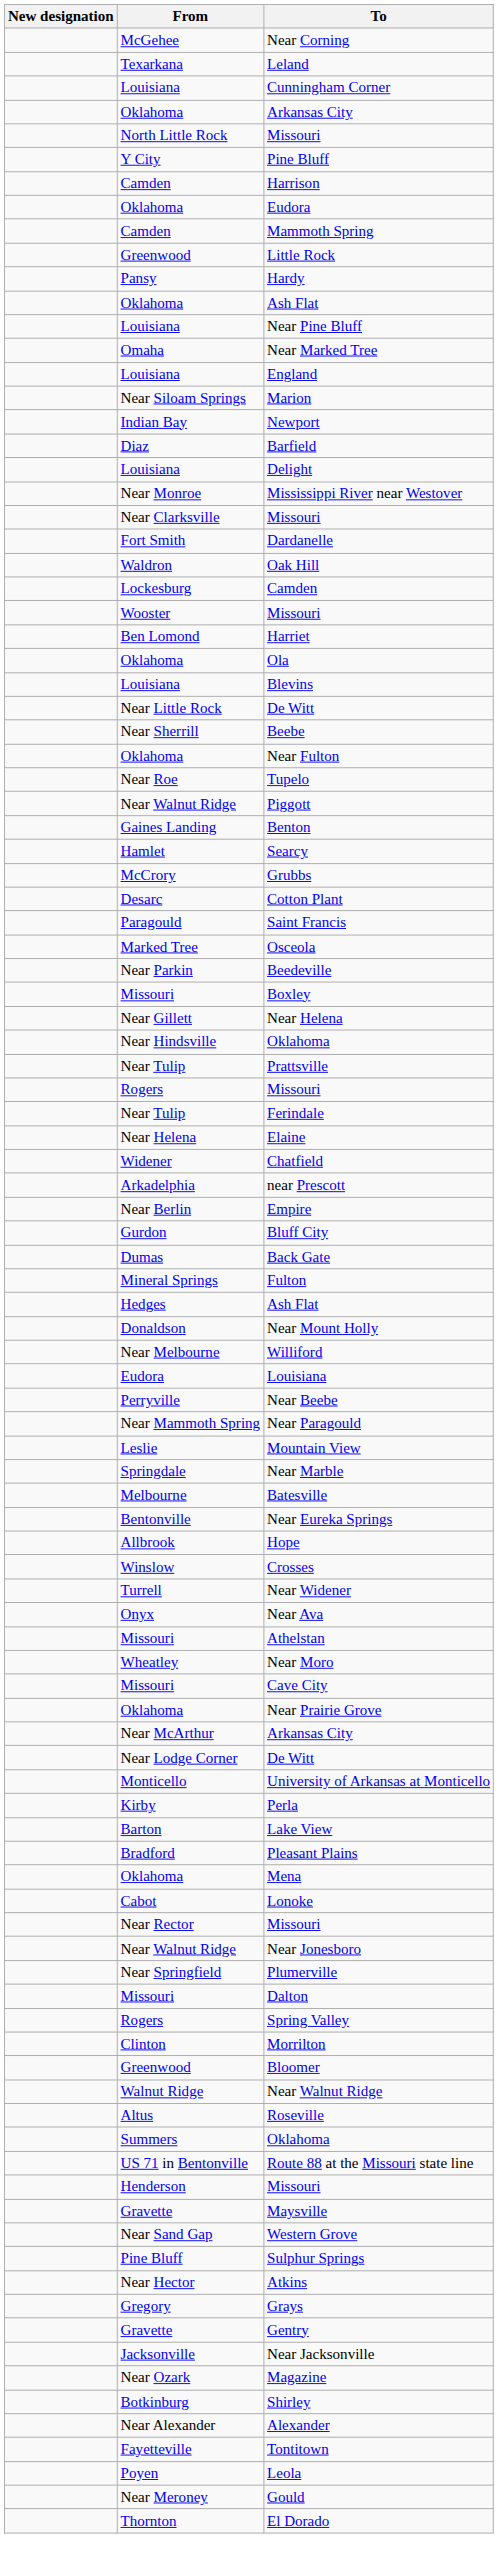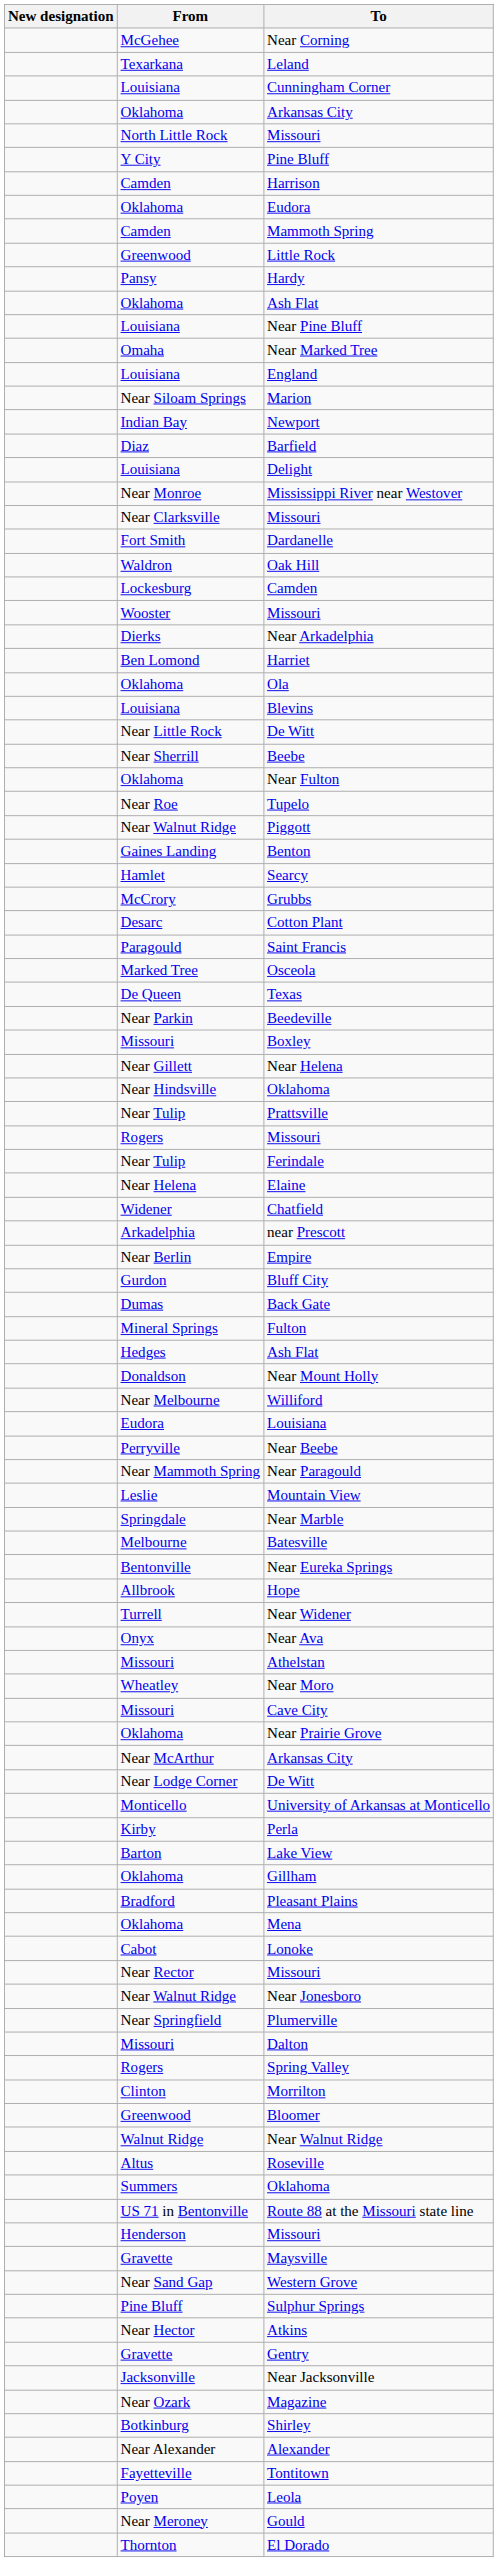+ row: (141, 636)
+ row: (151, 994)
- row: (147, 1566)
+ row: (152, 1876)
- row: (146, 2306)
